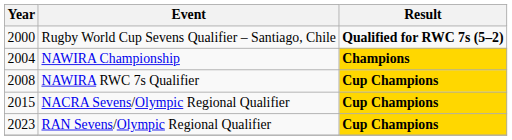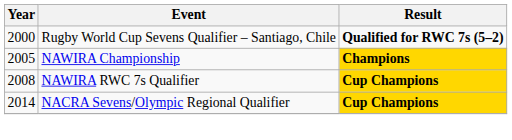(21, 59) 2004 -> (21, 59) 2005
(21, 102) 2015 -> (21, 102) 2014
- row: (156, 124)
